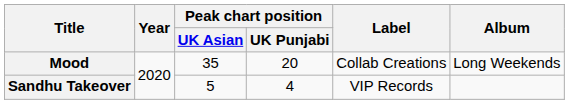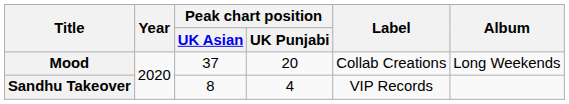(210, 63) 35 -> (210, 63) 37
(210, 87) 5 -> (210, 87) 8
